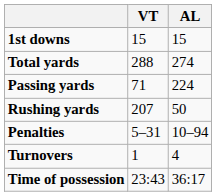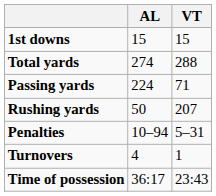columns swapped: (190, 16) <-> (148, 16)
